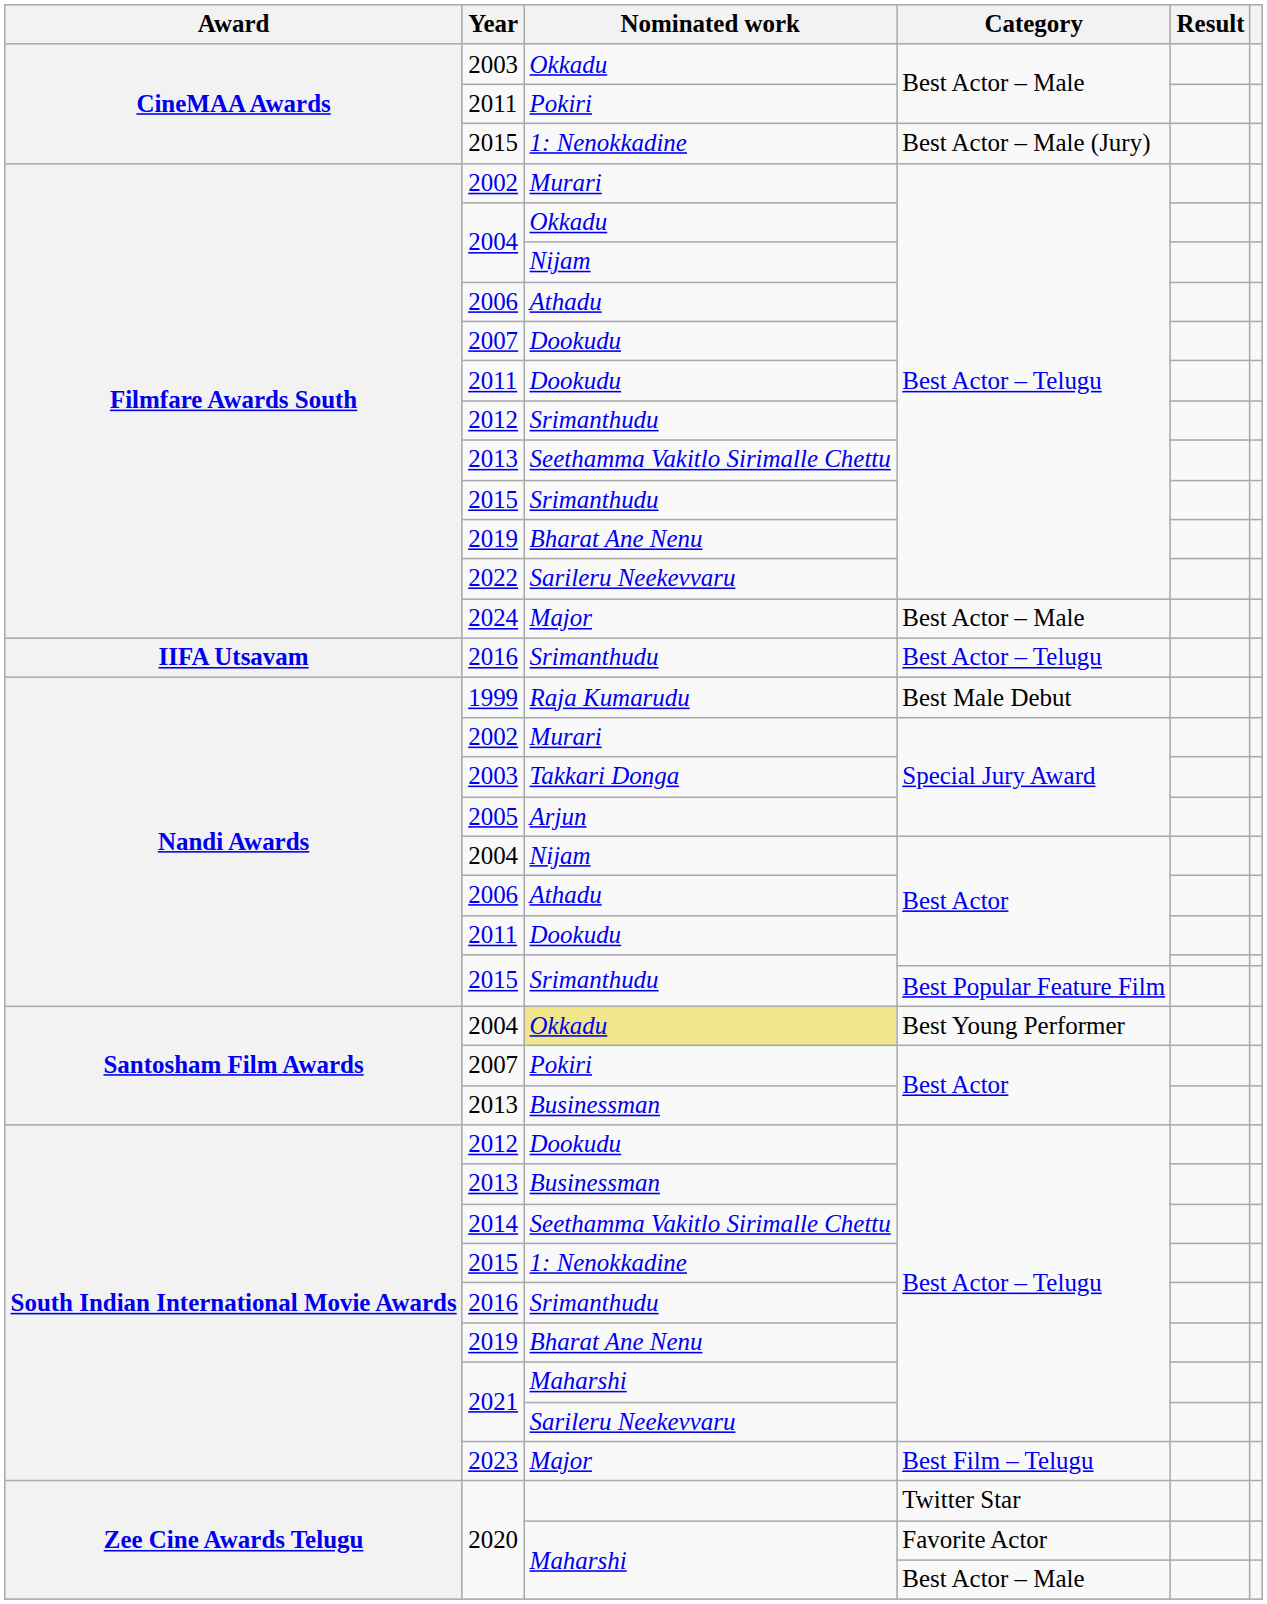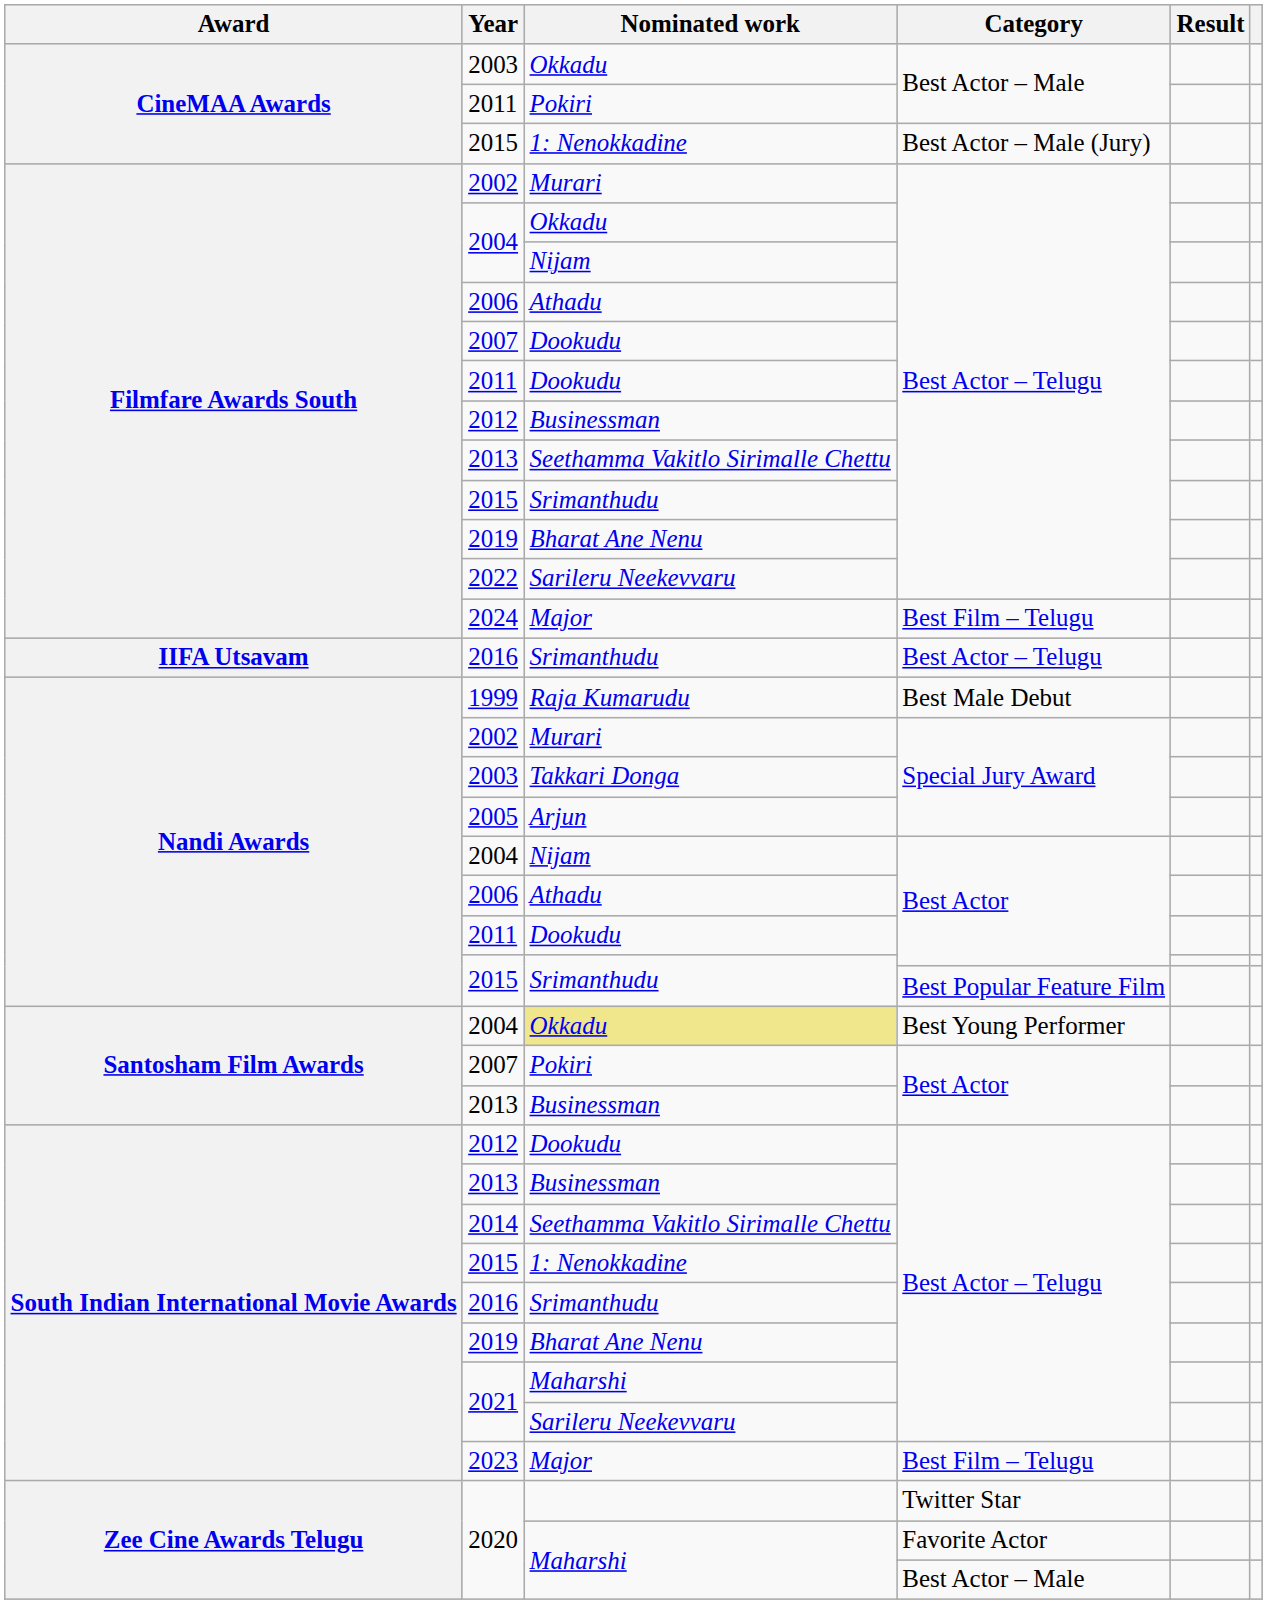(594, 420) Srimanthudu -> (595, 420) Businessman
(993, 618) Best Actor – Male -> (998, 618) Best Film – Telugu
